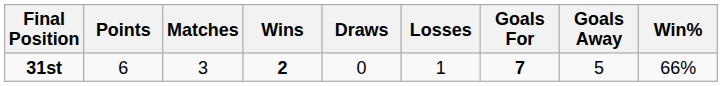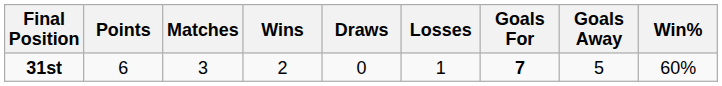(282, 67) bold -> (282, 67) normal
(678, 67) 66% -> (678, 67) 60%
